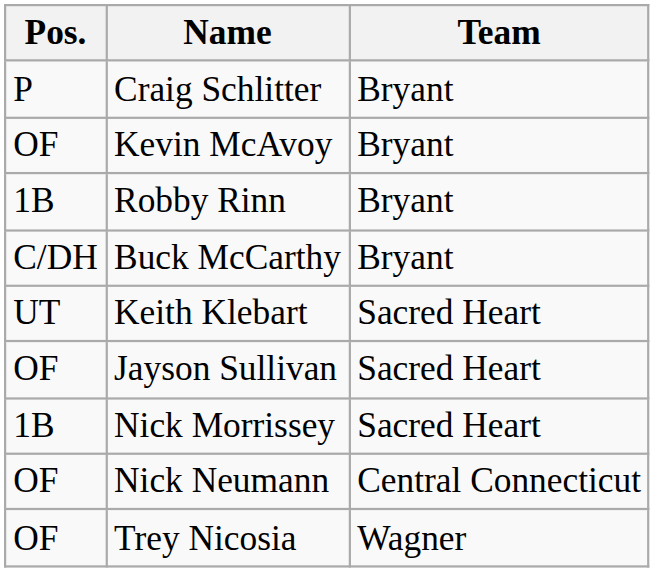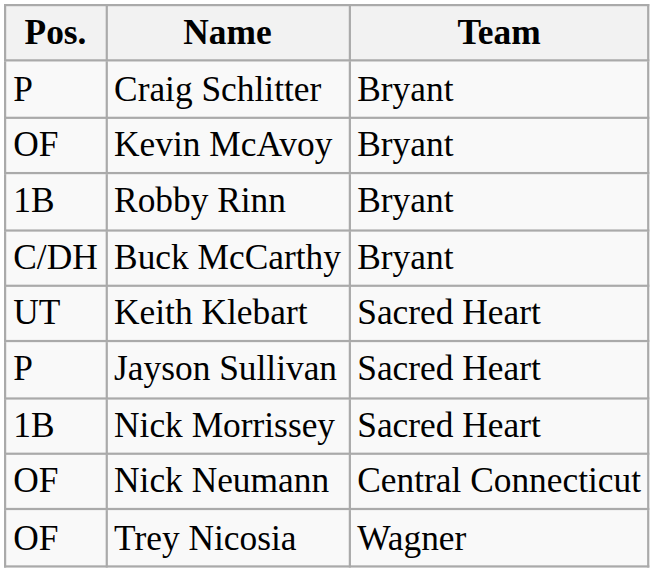(36, 369) OF -> (23, 369) P
